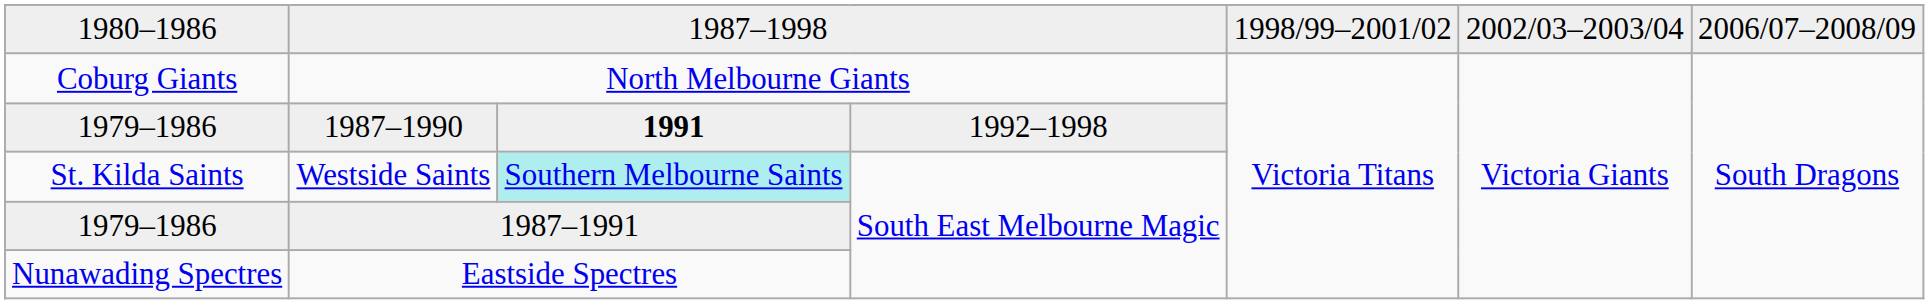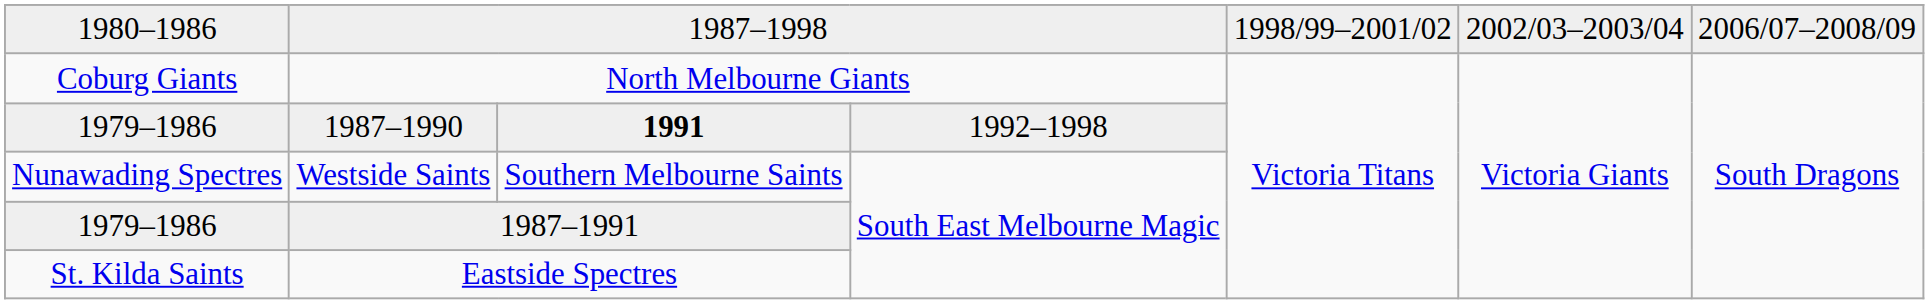(147, 175) St. Kilda Saints -> (147, 175) Nunawading Spectres
(674, 175) paleturquoise background -> (674, 175) no background
(147, 273) Nunawading Spectres -> (147, 273) St. Kilda Saints
